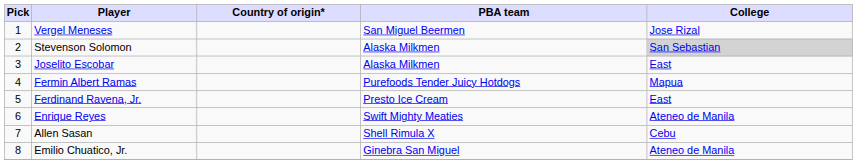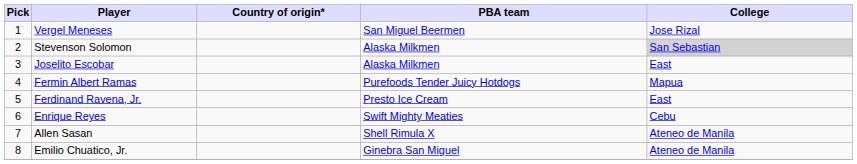(692, 116) Ateneo de Manila -> (663, 116) Cebu
(663, 133) Cebu -> (692, 133) Ateneo de Manila
